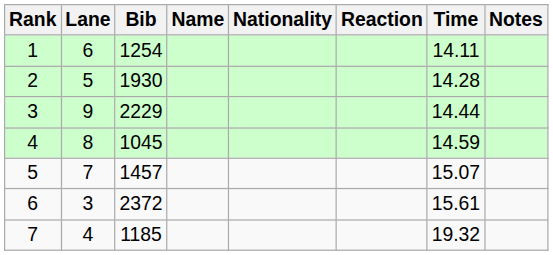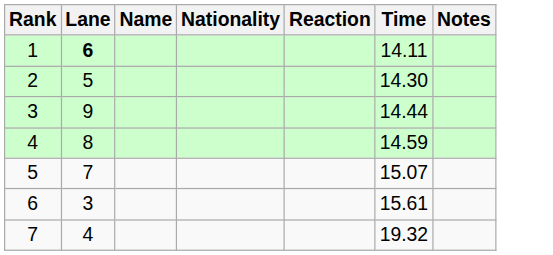- column: (141, 19)
(88, 50) normal -> (88, 50) bold
(456, 81) 14.28 -> (404, 81) 14.30
